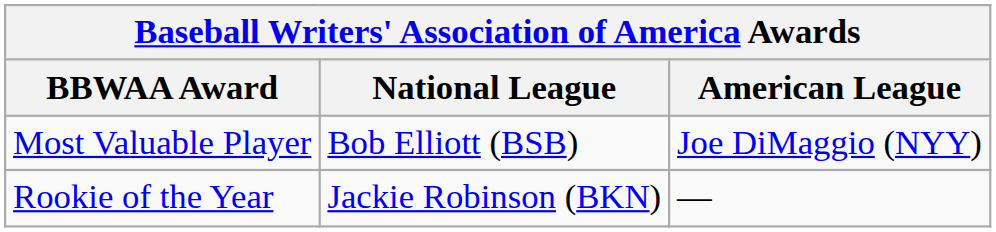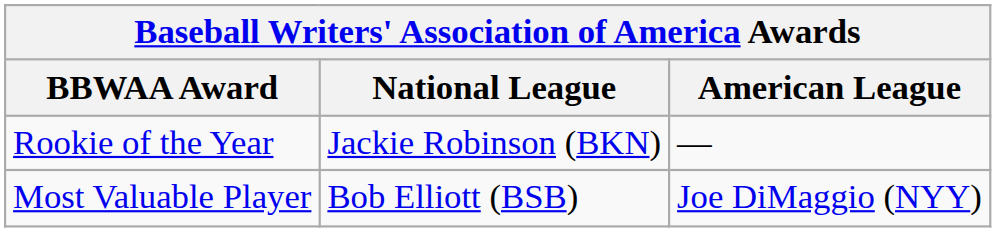rows swapped: (143, 197) <-> (162, 142)
